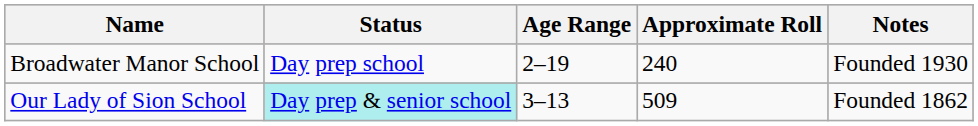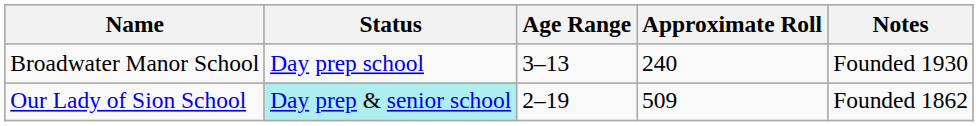(546, 62) 2–19 -> (546, 62) 3–13
(546, 101) 3–13 -> (546, 101) 2–19
